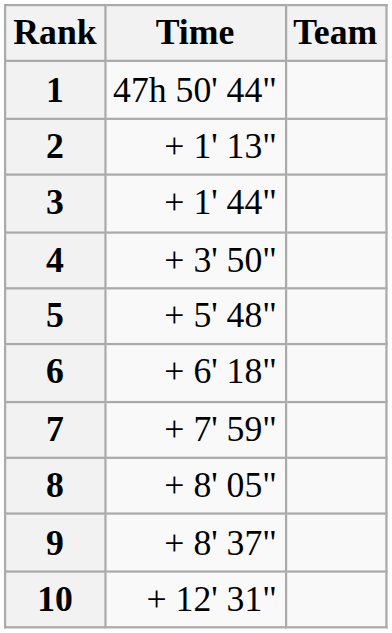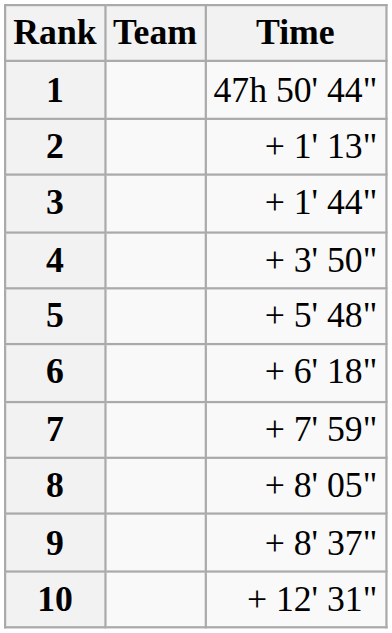columns swapped: (335, 32) <-> (195, 32)
